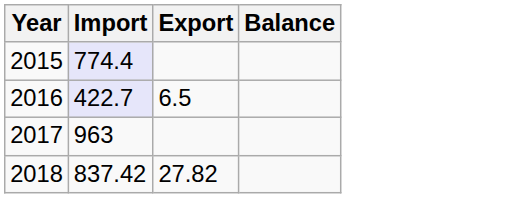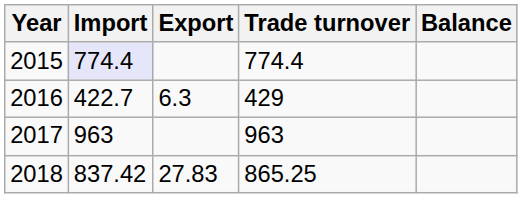+ column: (327, 23)
(103, 98) lavender background -> (103, 98) no background
(175, 98) 6.5 -> (175, 98) 6.3
(188, 173) 27.82 -> (188, 173) 27.83
